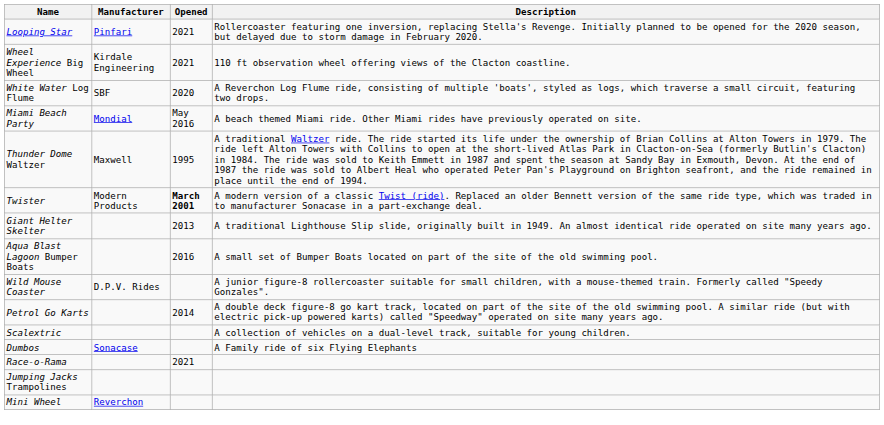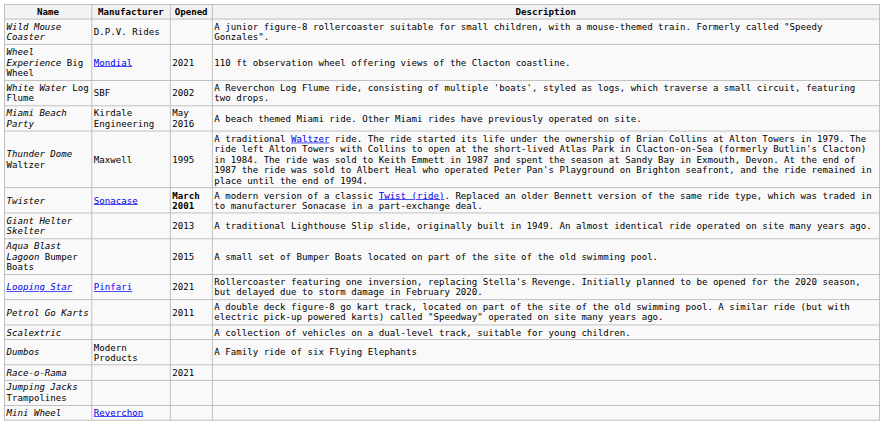rows swapped: (39, 32) <-> (34, 287)
(124, 62) Kirdale Engineering -> (113, 62) Mondial
(183, 93) 2020 -> (183, 93) 2002
(113, 118) Mondial -> (124, 118) Kirdale Engineering
(116, 201) Modern Products -> (116, 201) Sonacase
(183, 256) 2016 -> (183, 256) 2015
(183, 312) 2014 -> (183, 312) 2011
(116, 347) Sonacase -> (116, 352) Modern Products
